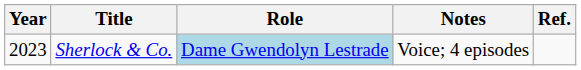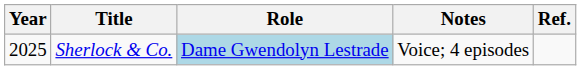(28, 49) 2023 -> (28, 49) 2025
